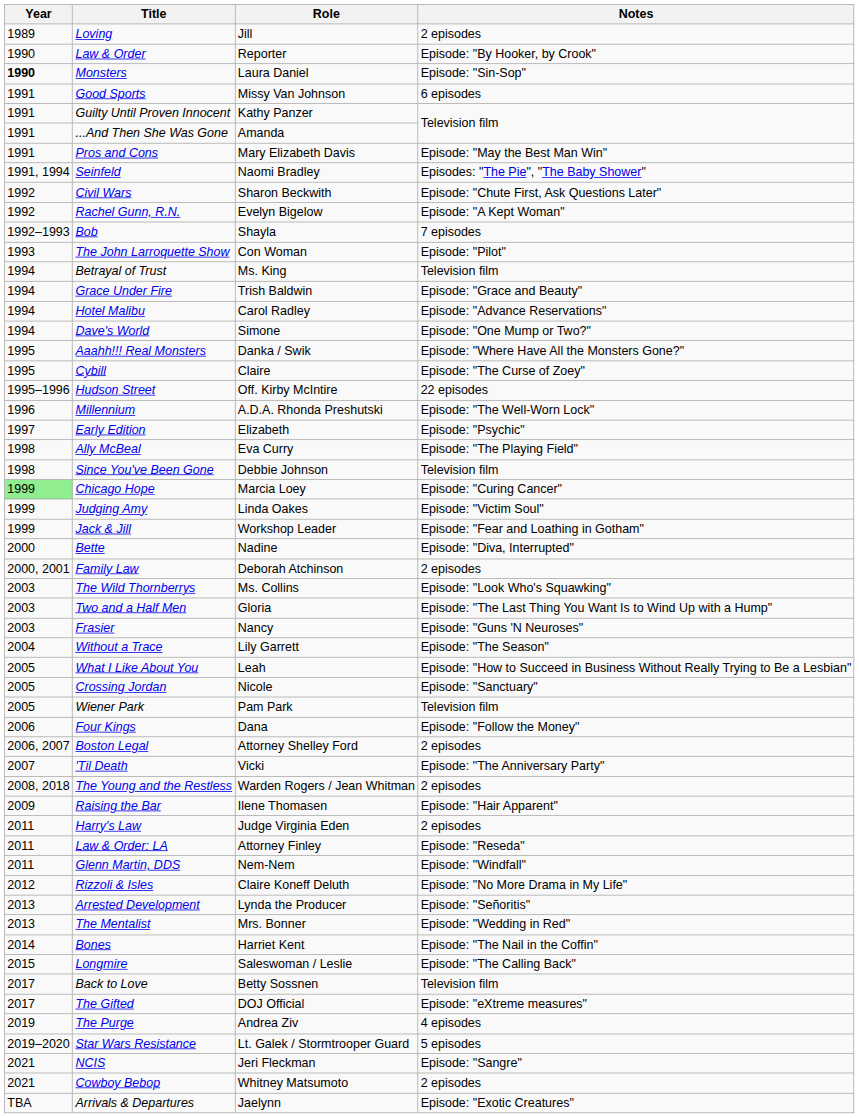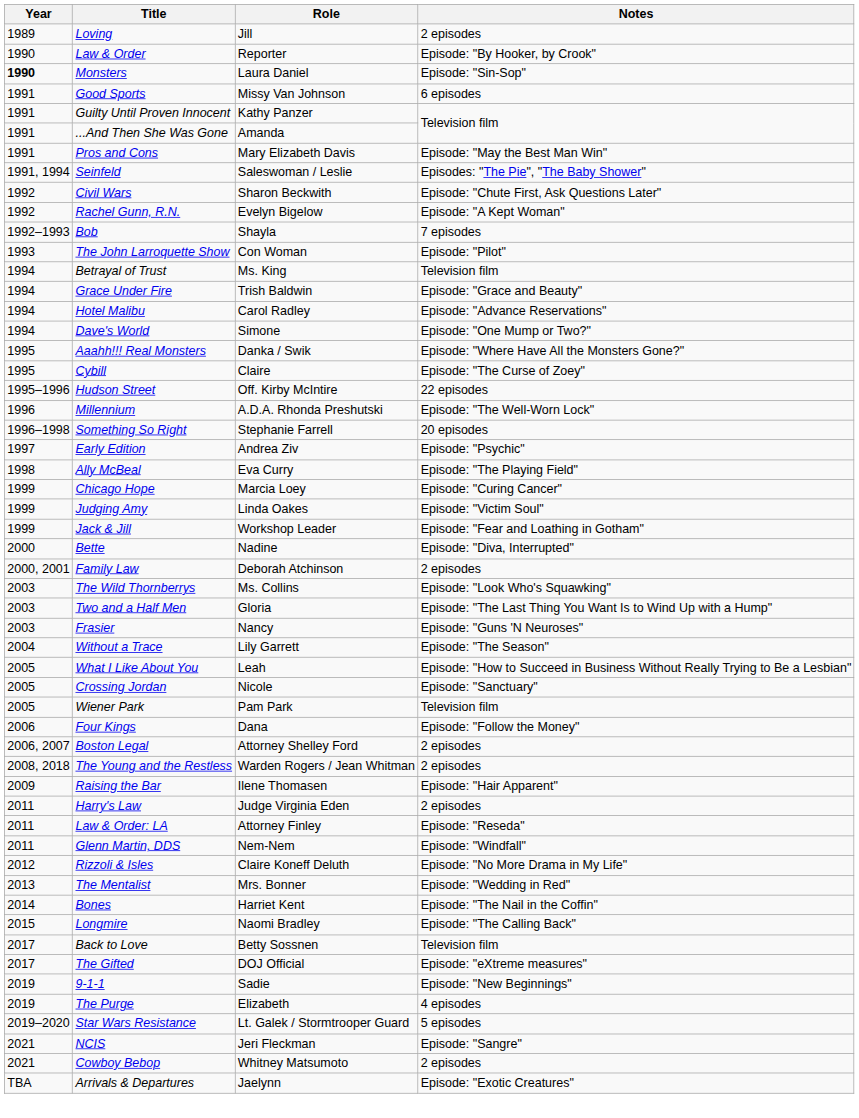(279, 172) Naomi Bradley -> (295, 172) Saleswoman / Leslie
+ row: (131, 430)
(263, 430) Elizabeth -> (268, 449) Andrea Ziv
- row: (145, 469)
(21, 489) lightgreen background -> (21, 489) no background
- row: (102, 766)
- row: (138, 905)
(295, 964) Saleswoman / Leslie -> (279, 924) Naomi Bradley
+ row: (90, 984)
(268, 1023) Andrea Ziv -> (263, 1004) Elizabeth
